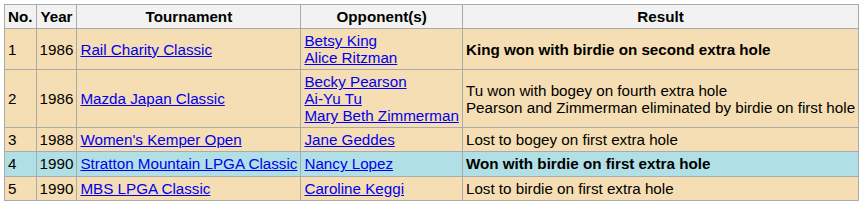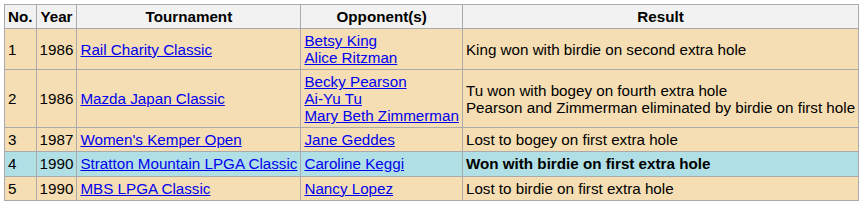(618, 49) bold -> (606, 49) normal
(56, 140) 1988 -> (56, 140) 1987
(349, 164) Nancy Lopez -> (354, 164) Caroline Keggi
(354, 188) Caroline Keggi -> (349, 188) Nancy Lopez
